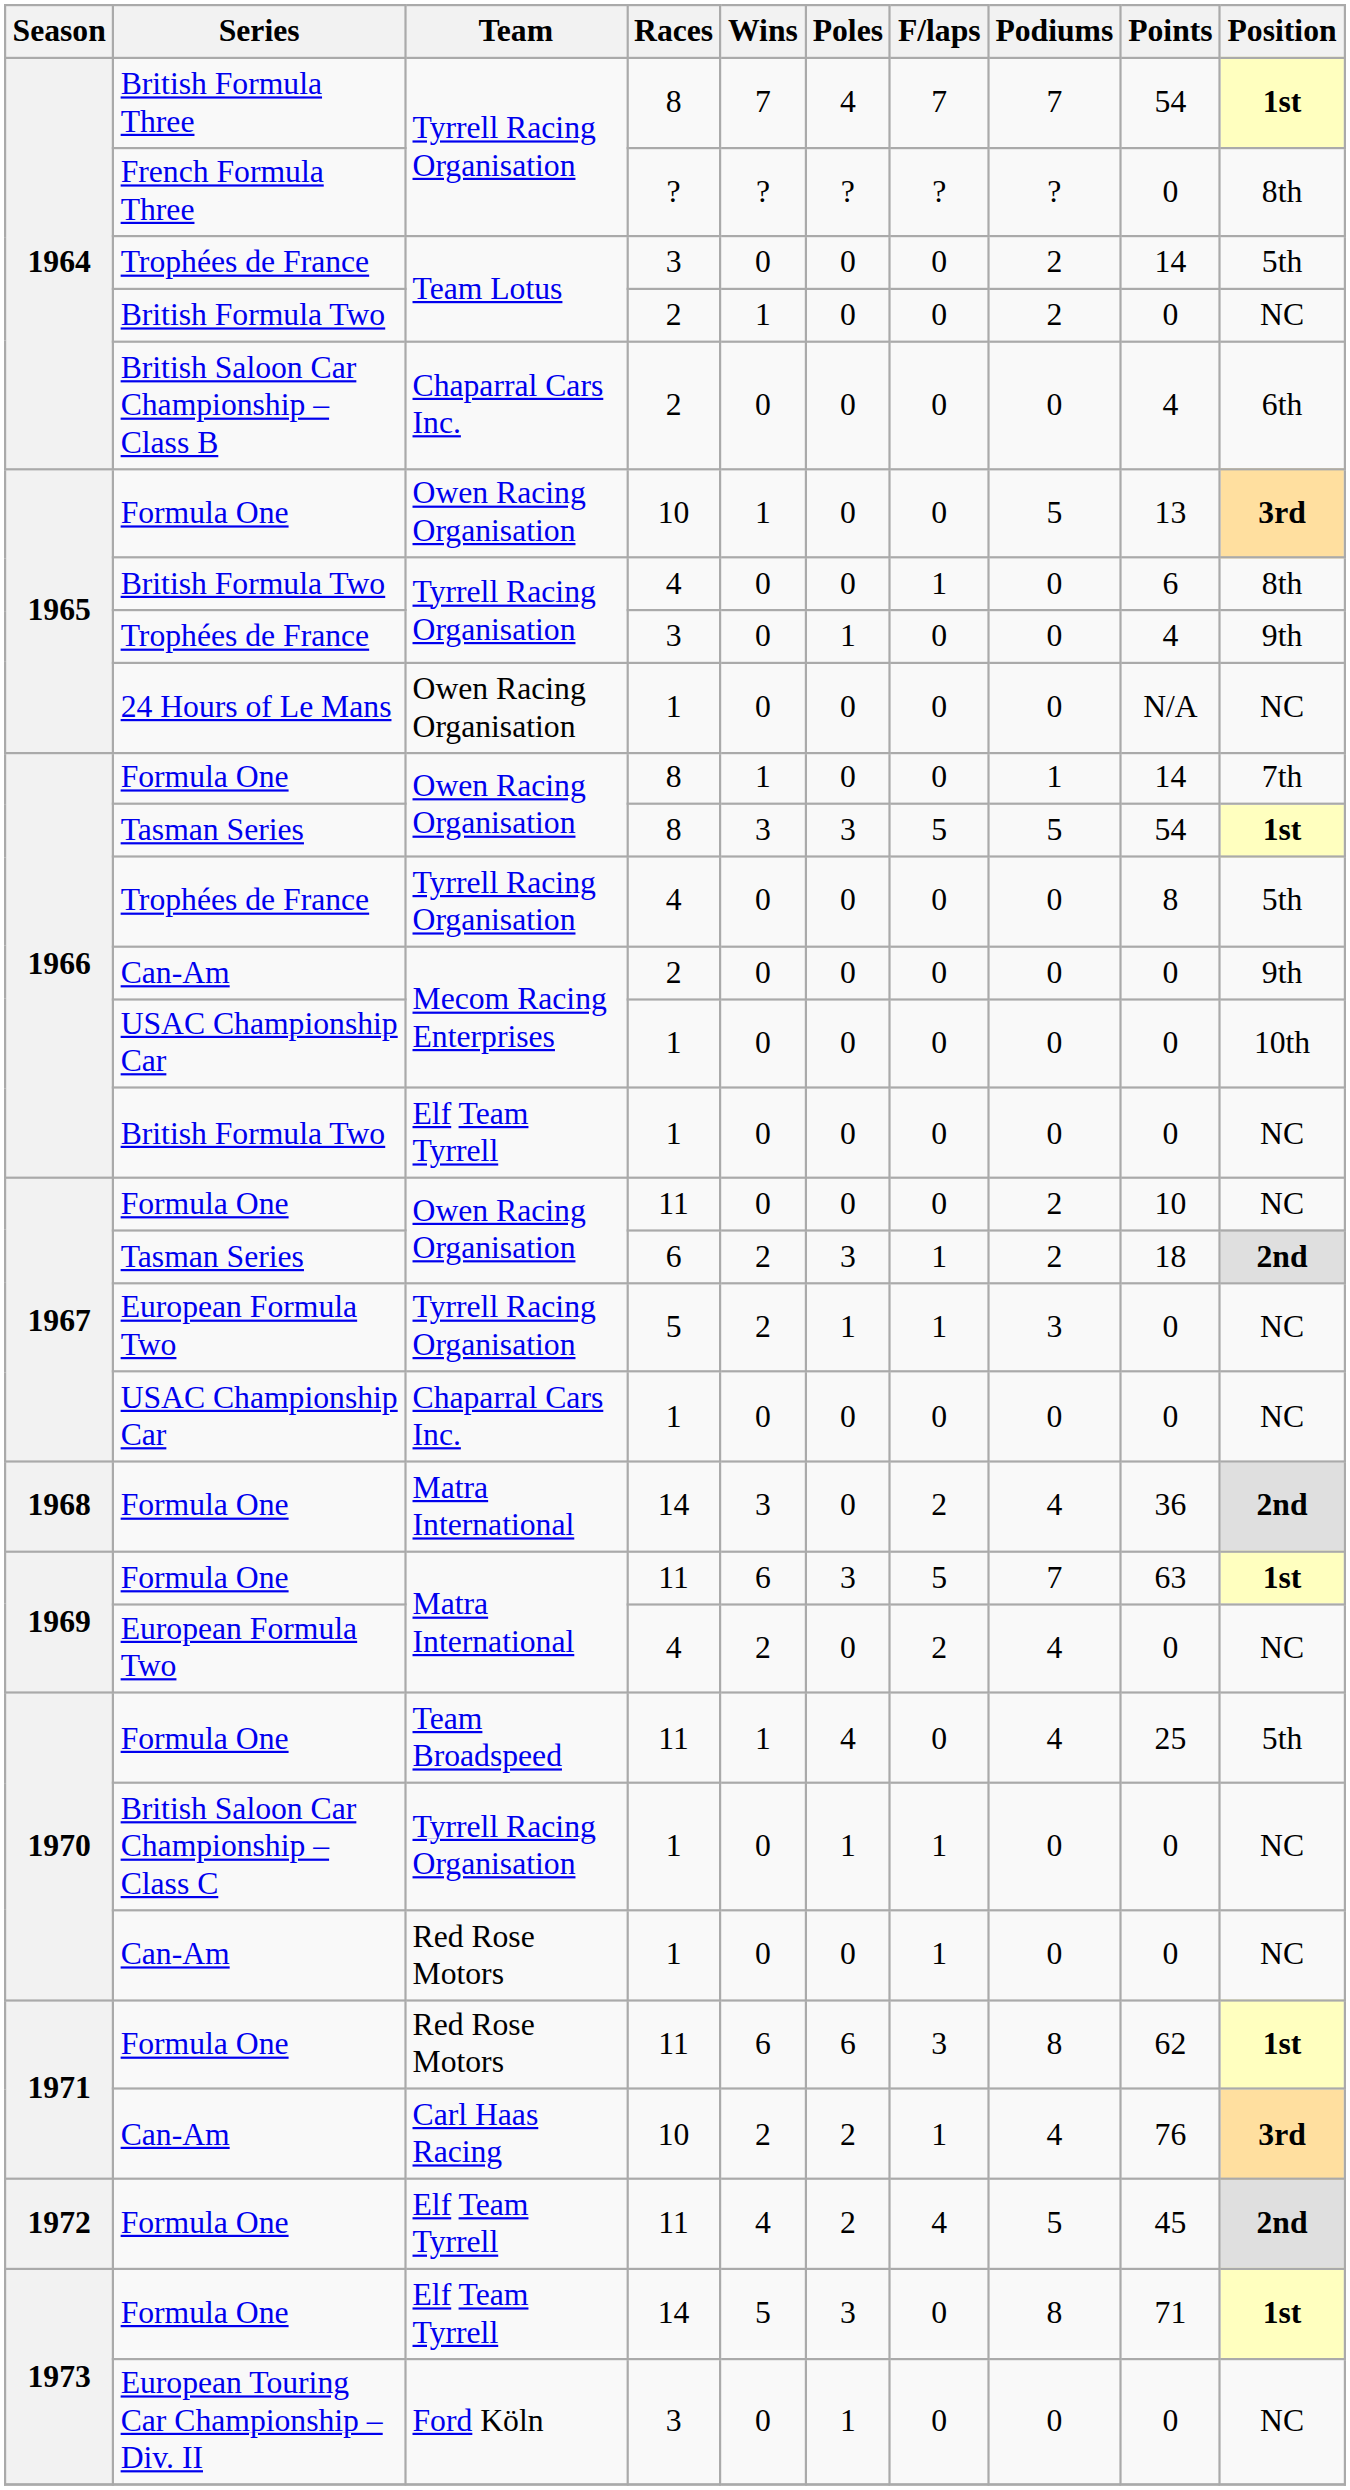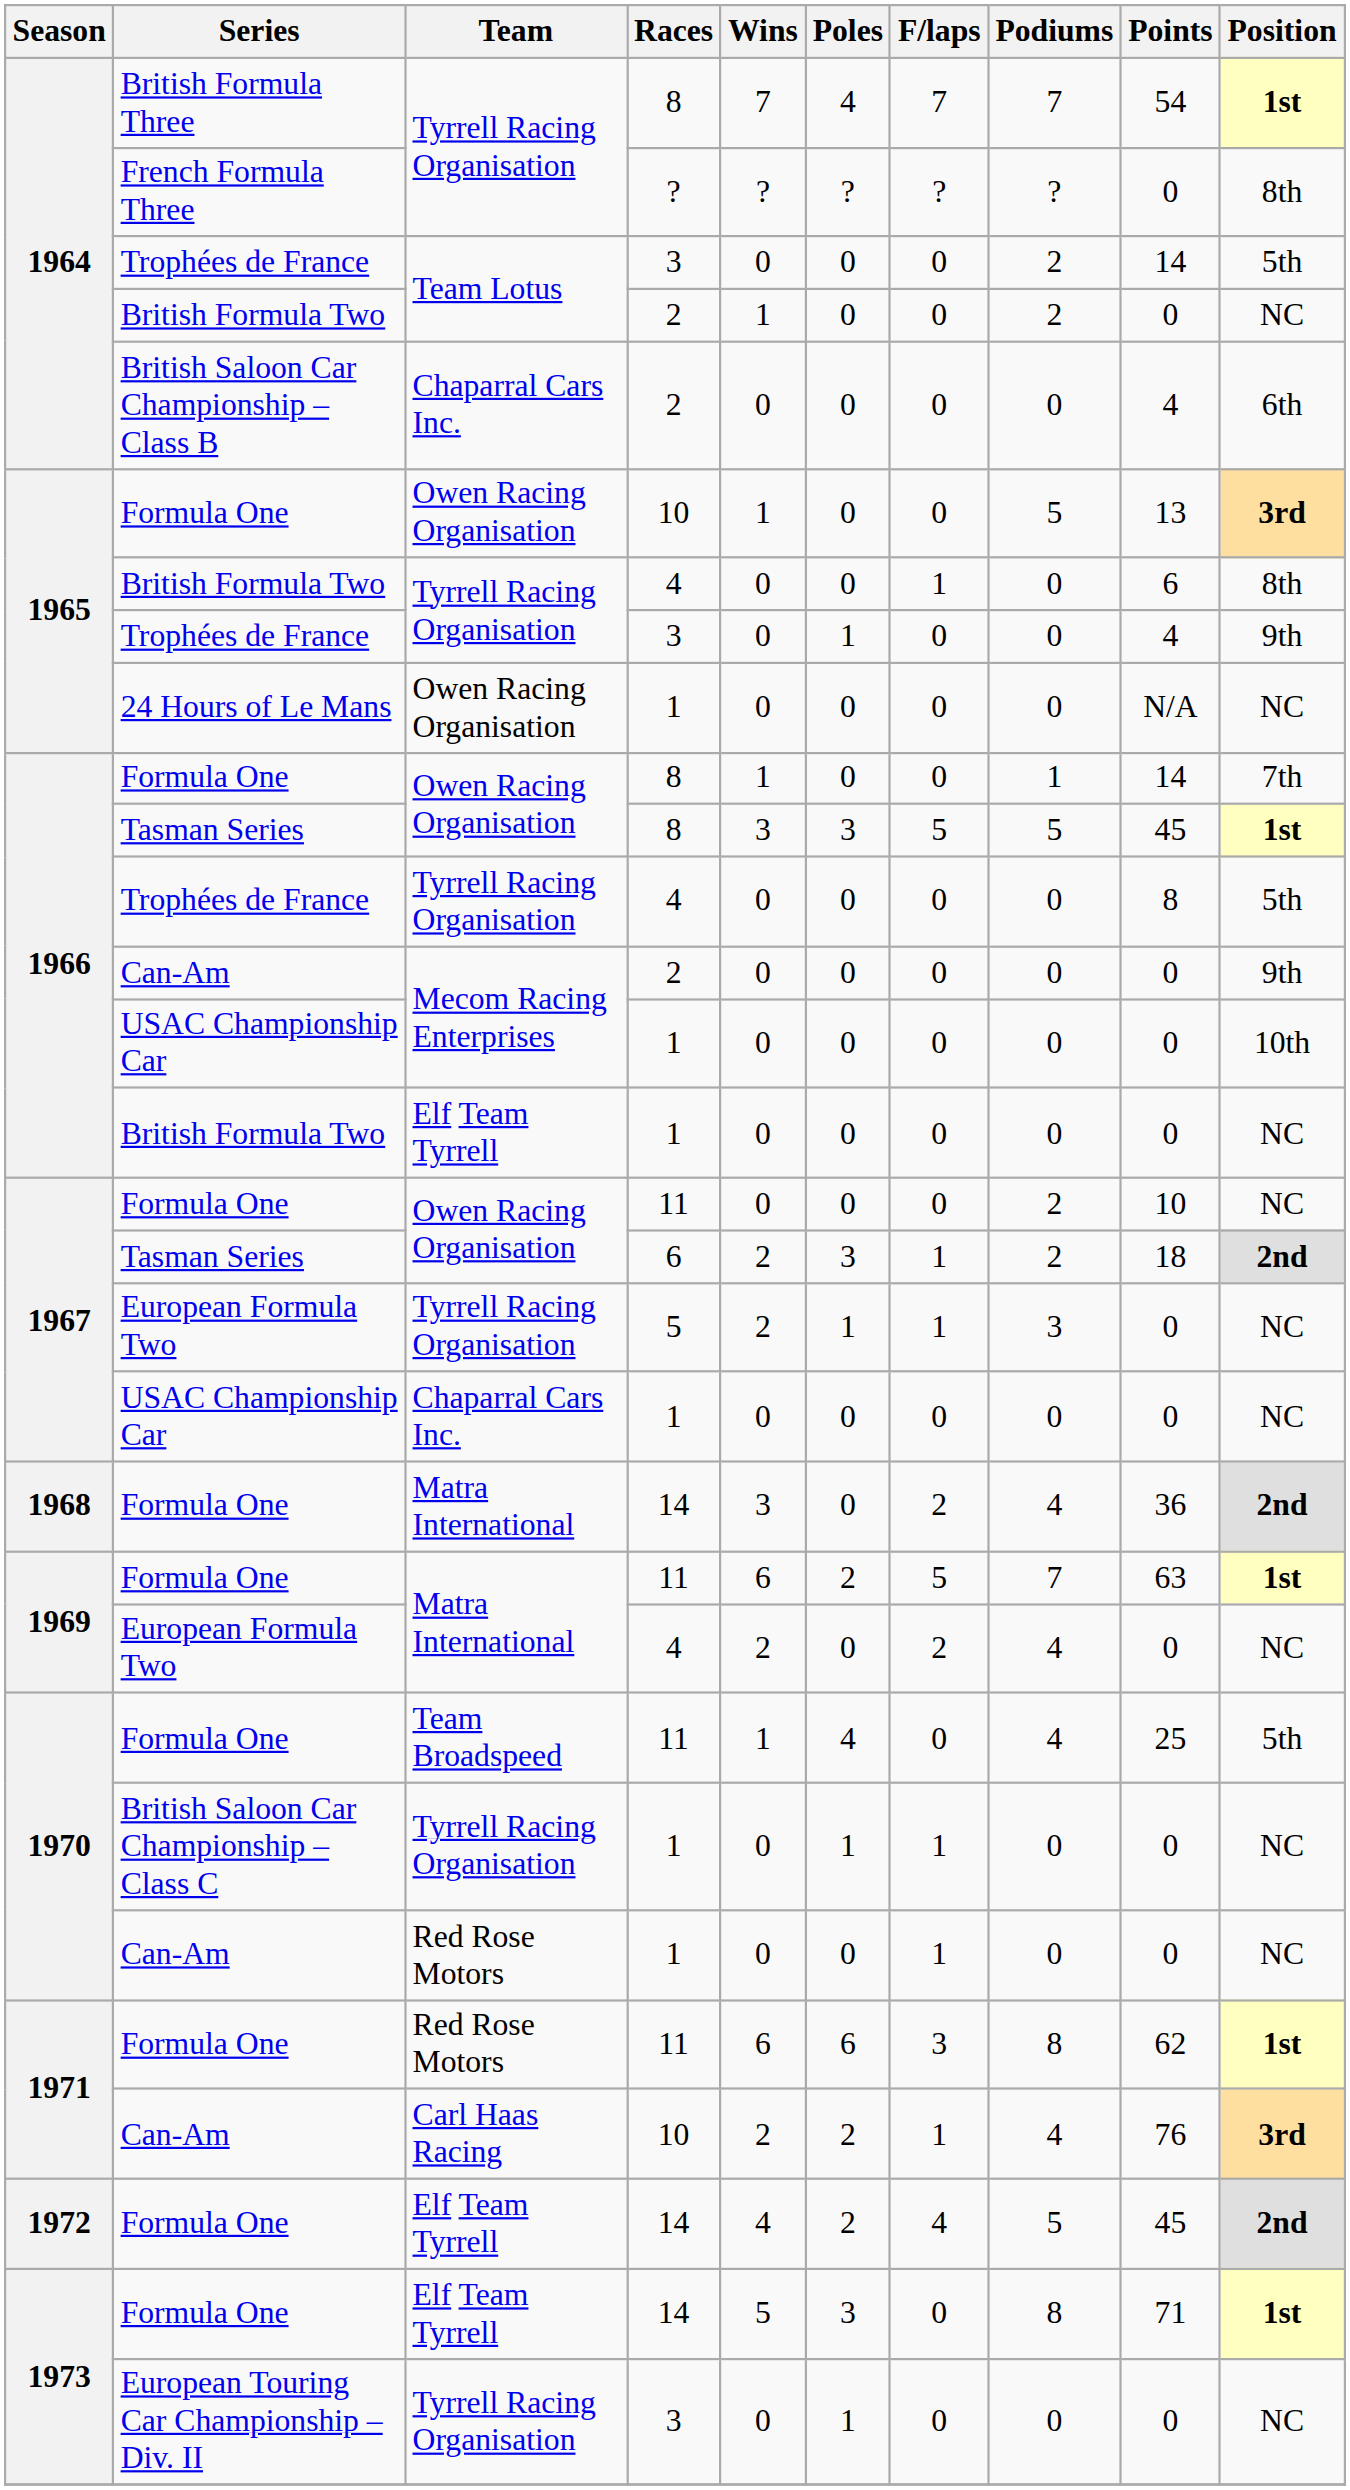(1170, 830) 54 -> (1170, 830) 45
(848, 1577) 3 -> (848, 1577) 2
(674, 2223) 11 -> (674, 2223) 14
(478, 2421) Ford Köln -> (504, 2421) Tyrrell Racing Organisation
